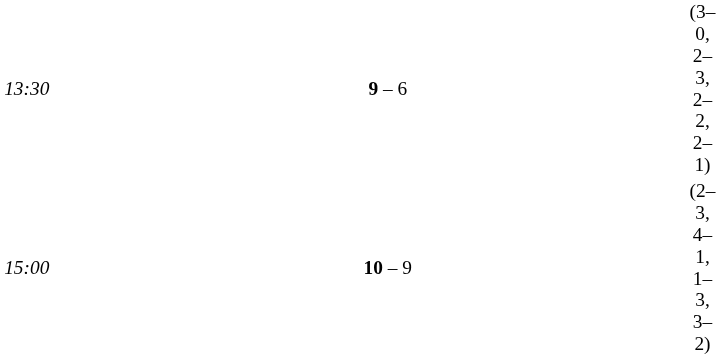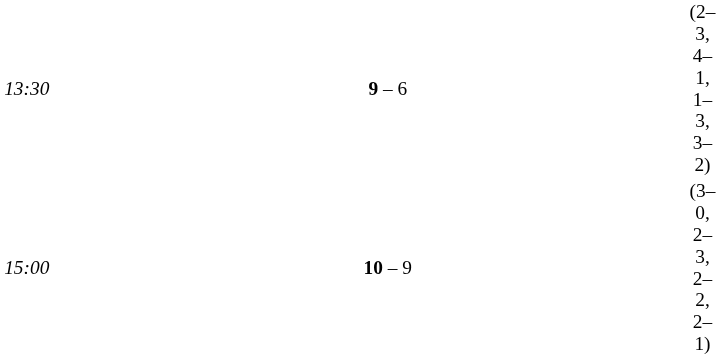(703, 88) (3–0, 2–3, 2–2, 2–1) -> (703, 88) (2–3, 4–1, 1–3, 3–2)
(703, 267) (2–3, 4–1, 1–3, 3–2) -> (703, 267) (3–0, 2–3, 2–2, 2–1)
